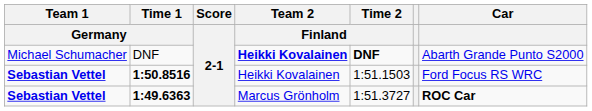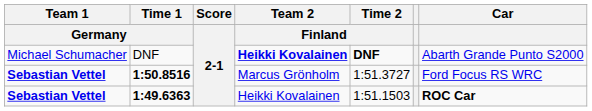(289, 75) Heikki Kovalainen -> (289, 75) Marcus Grönholm
(382, 75) 1:51.1503 -> (382, 75) 1:51.3727
(289, 95) Marcus Grönholm -> (289, 95) Heikki Kovalainen
(382, 95) 1:51.3727 -> (382, 95) 1:51.1503
